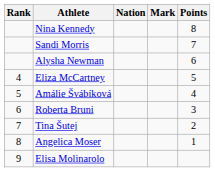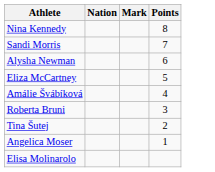- column: (19, 12)
